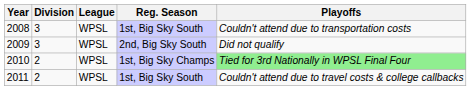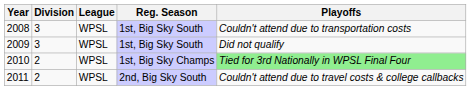(163, 45) 2nd, Big Sky South -> (161, 45) 1st, Big Sky South
(161, 77) 1st, Big Sky South -> (163, 77) 2nd, Big Sky South
